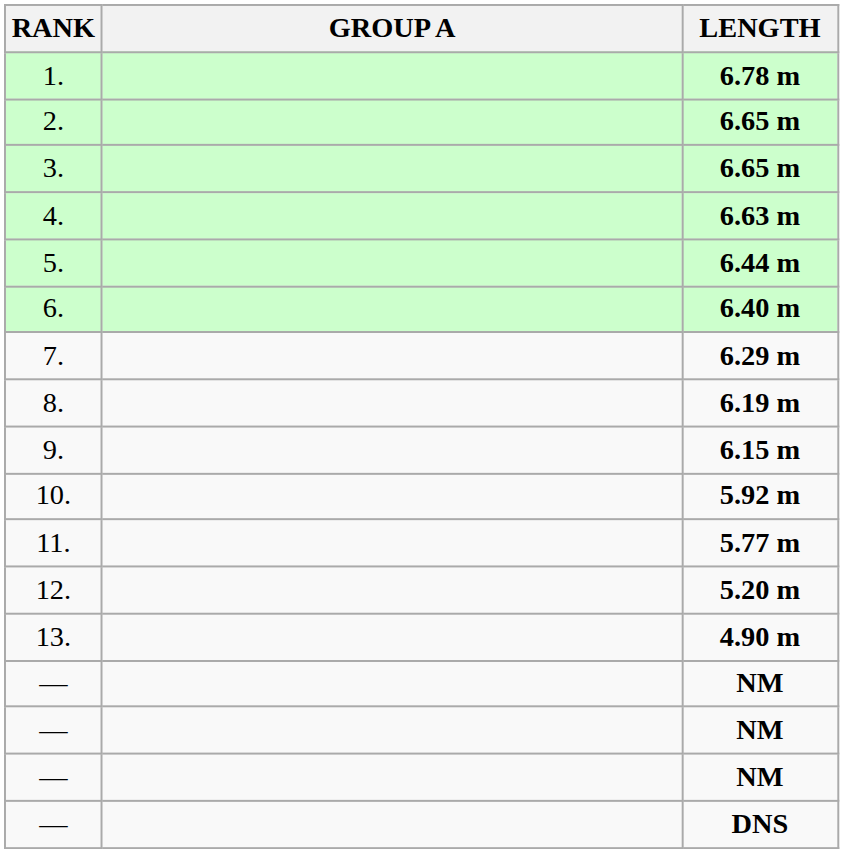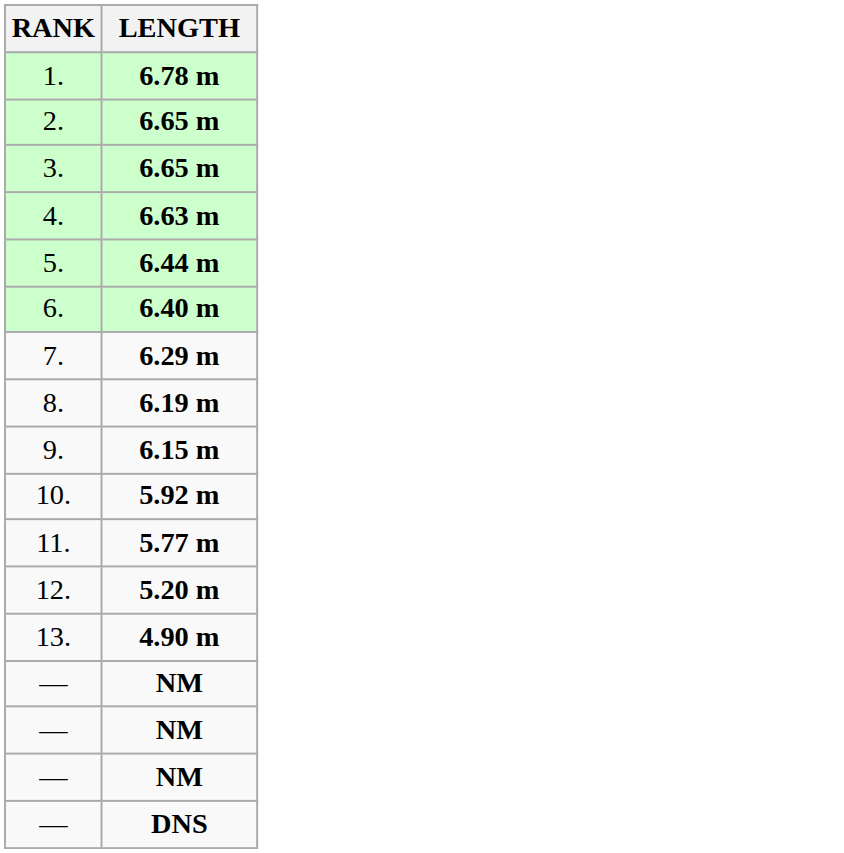- column: (392, 28)
